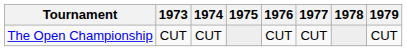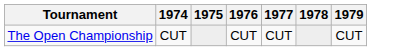- column: (173, 15)
